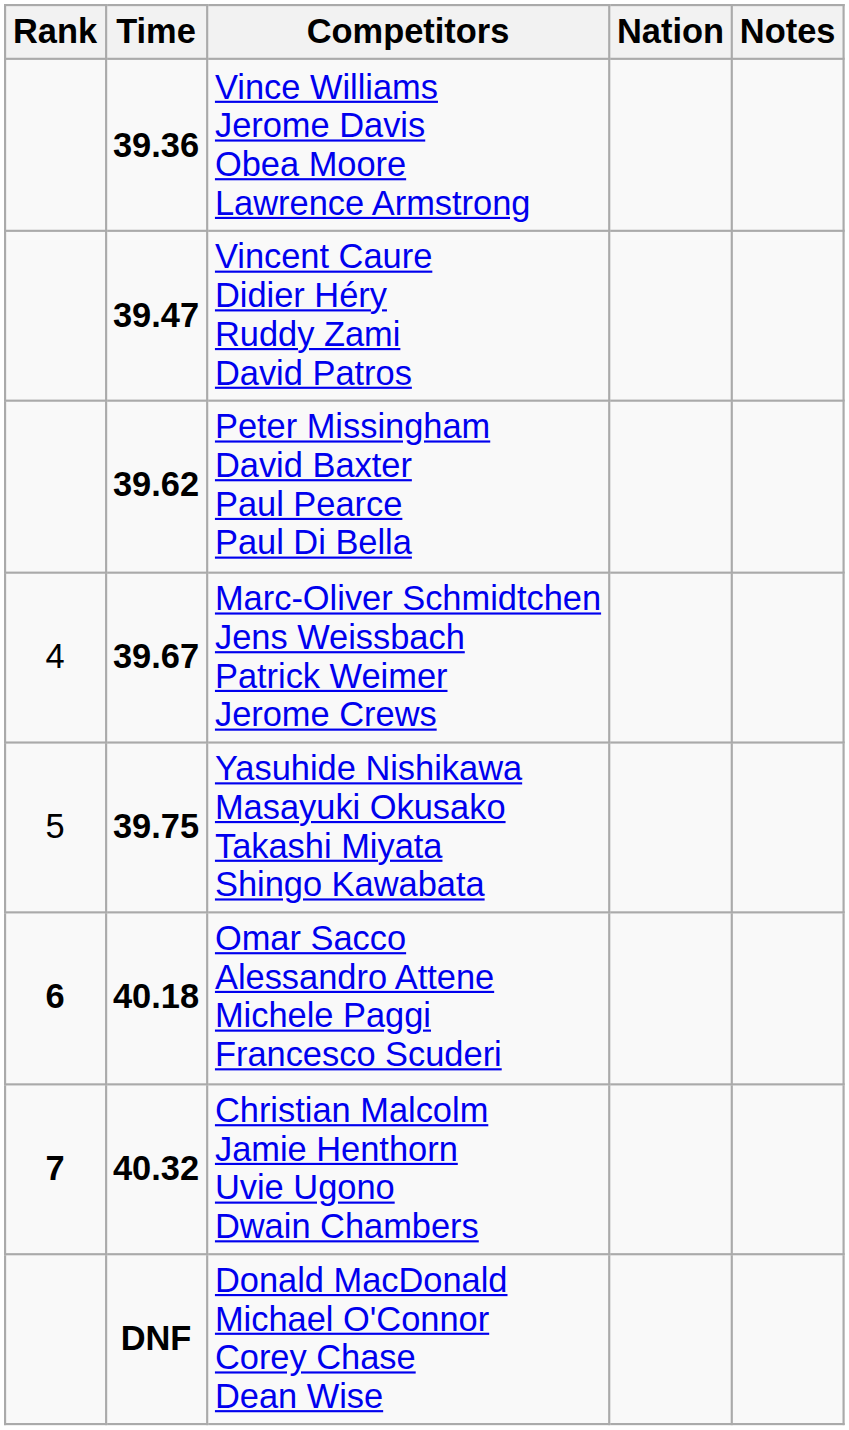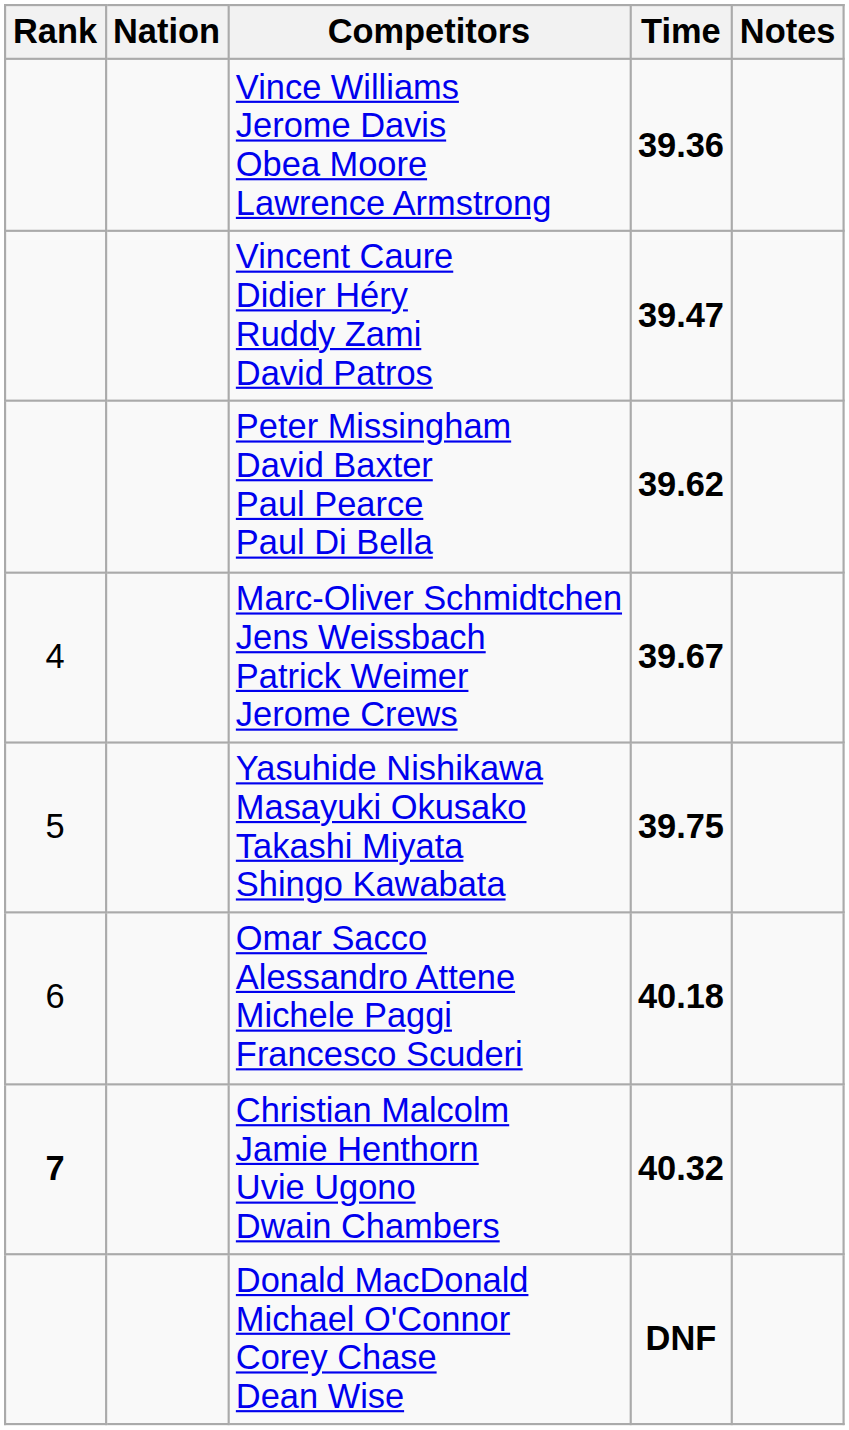columns swapped: (670, 31) <-> (156, 31)
(55, 997) bold -> (55, 997) normal
